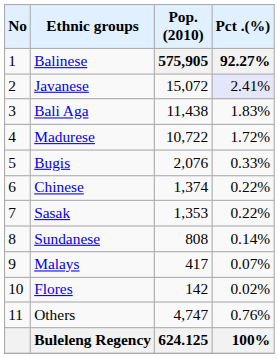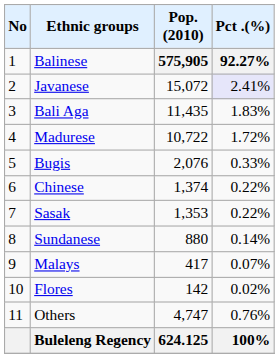(187, 112) 11,438 -> (187, 112) 11,435
(197, 239) 808 -> (197, 239) 880
